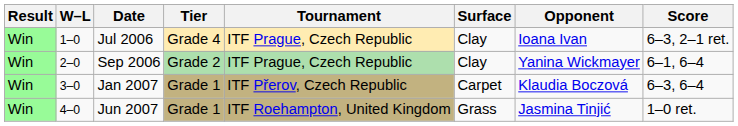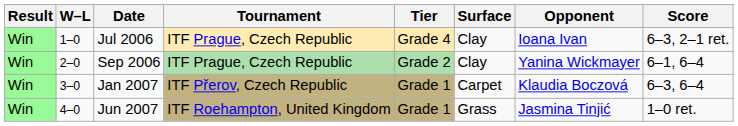columns swapped: (339, 16) <-> (194, 16)
